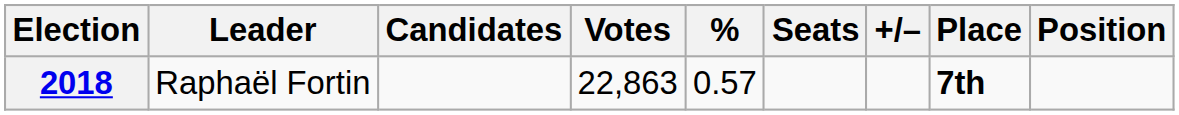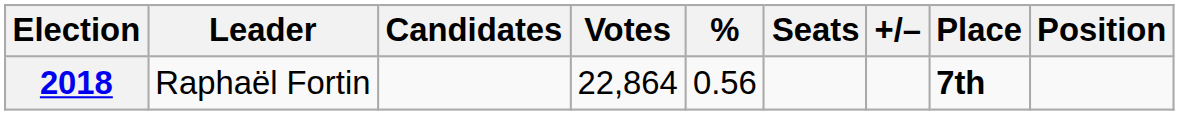(628, 82) 22,863 -> (628, 82) 22,864
(725, 82) 0.57 -> (725, 82) 0.56
